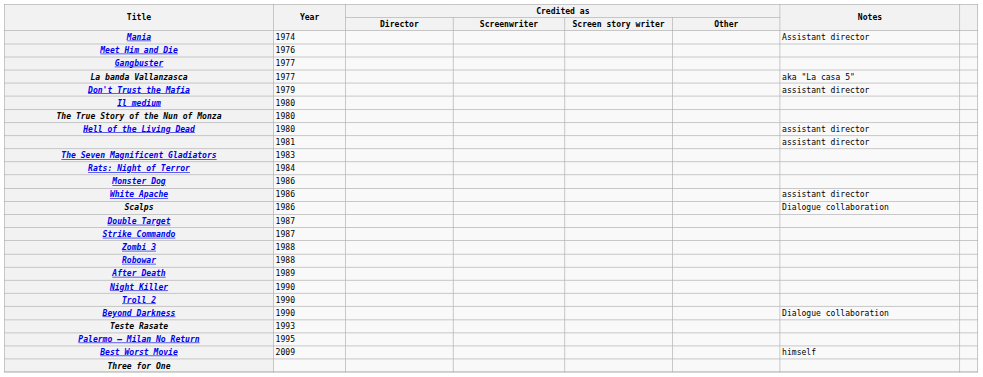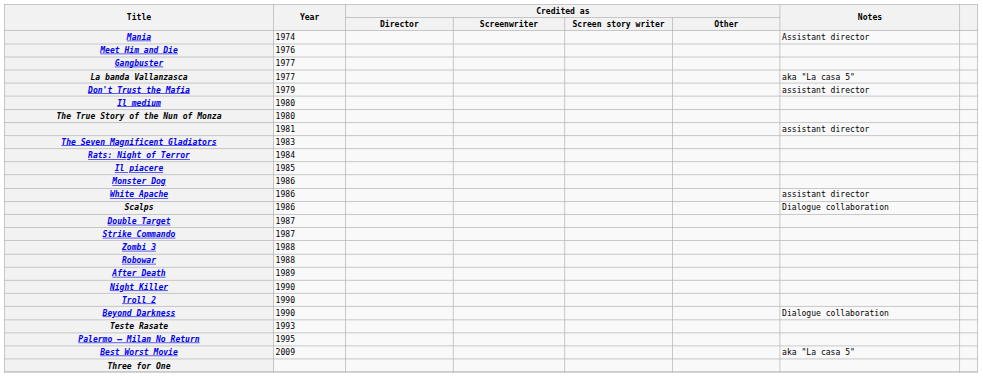- row: (139, 129)
+ row: (139, 169)
(799, 352) himself -> (818, 352) aka "La casa 5"
